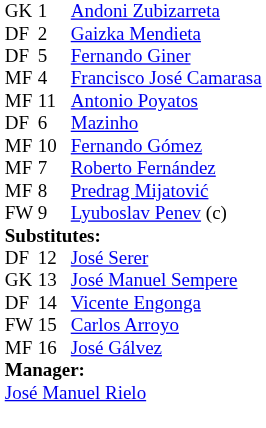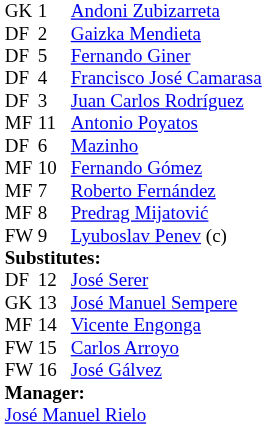(18, 78) MF -> (17, 78) DF
+ row: (157, 100)
(17, 302) DF -> (18, 325) MF
(18, 347) MF -> (19, 370) FW
